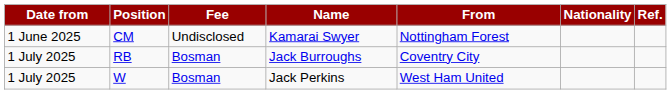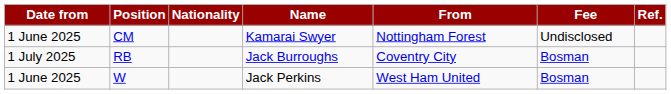columns swapped: (598, 15) <-> (217, 15)
(41, 78) 1 July 2025 -> (44, 78) 1 June 2025
